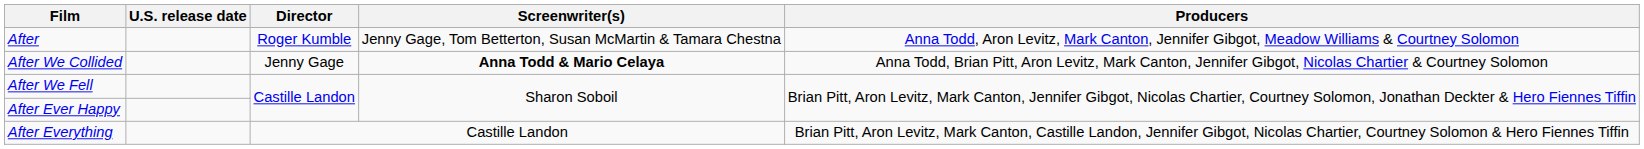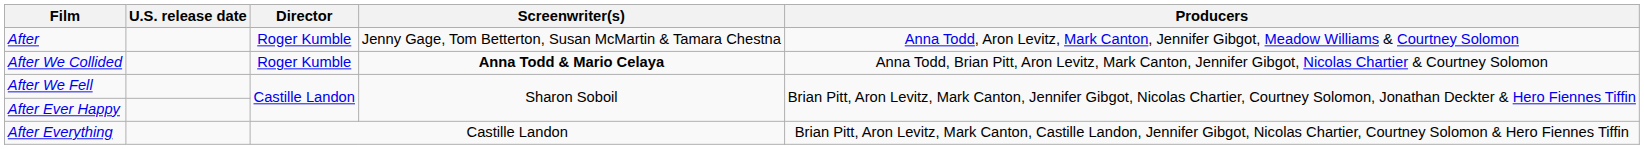(304, 62) Jenny Gage -> (304, 62) Roger Kumble
